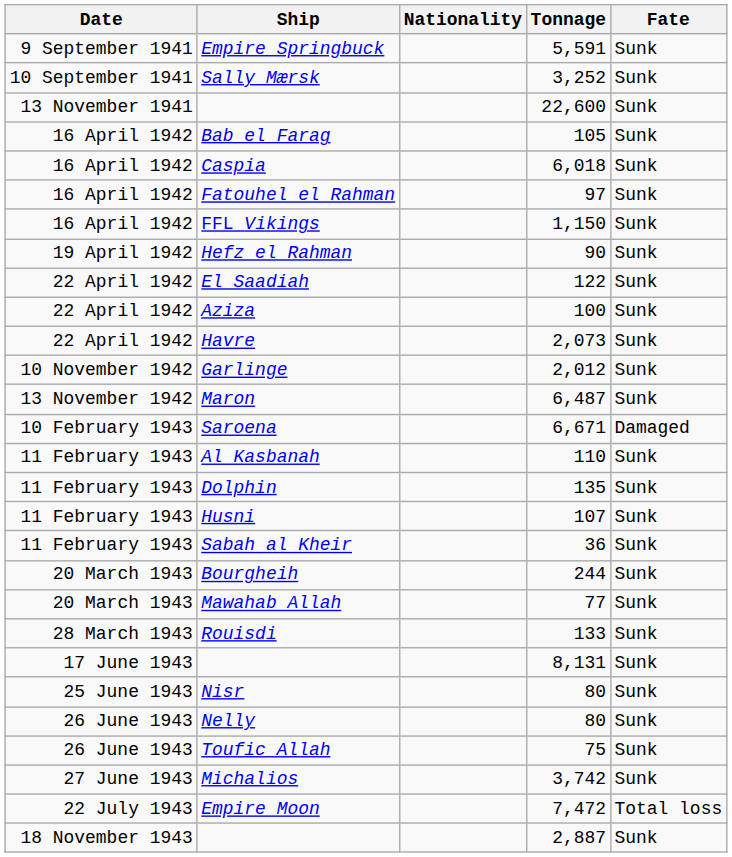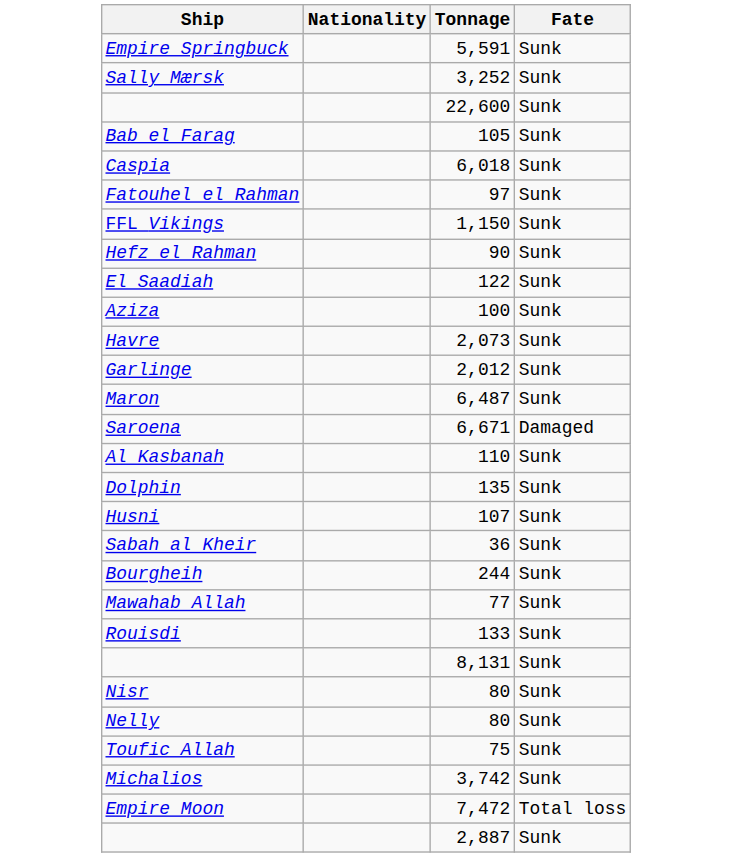- column: (101, 19)
